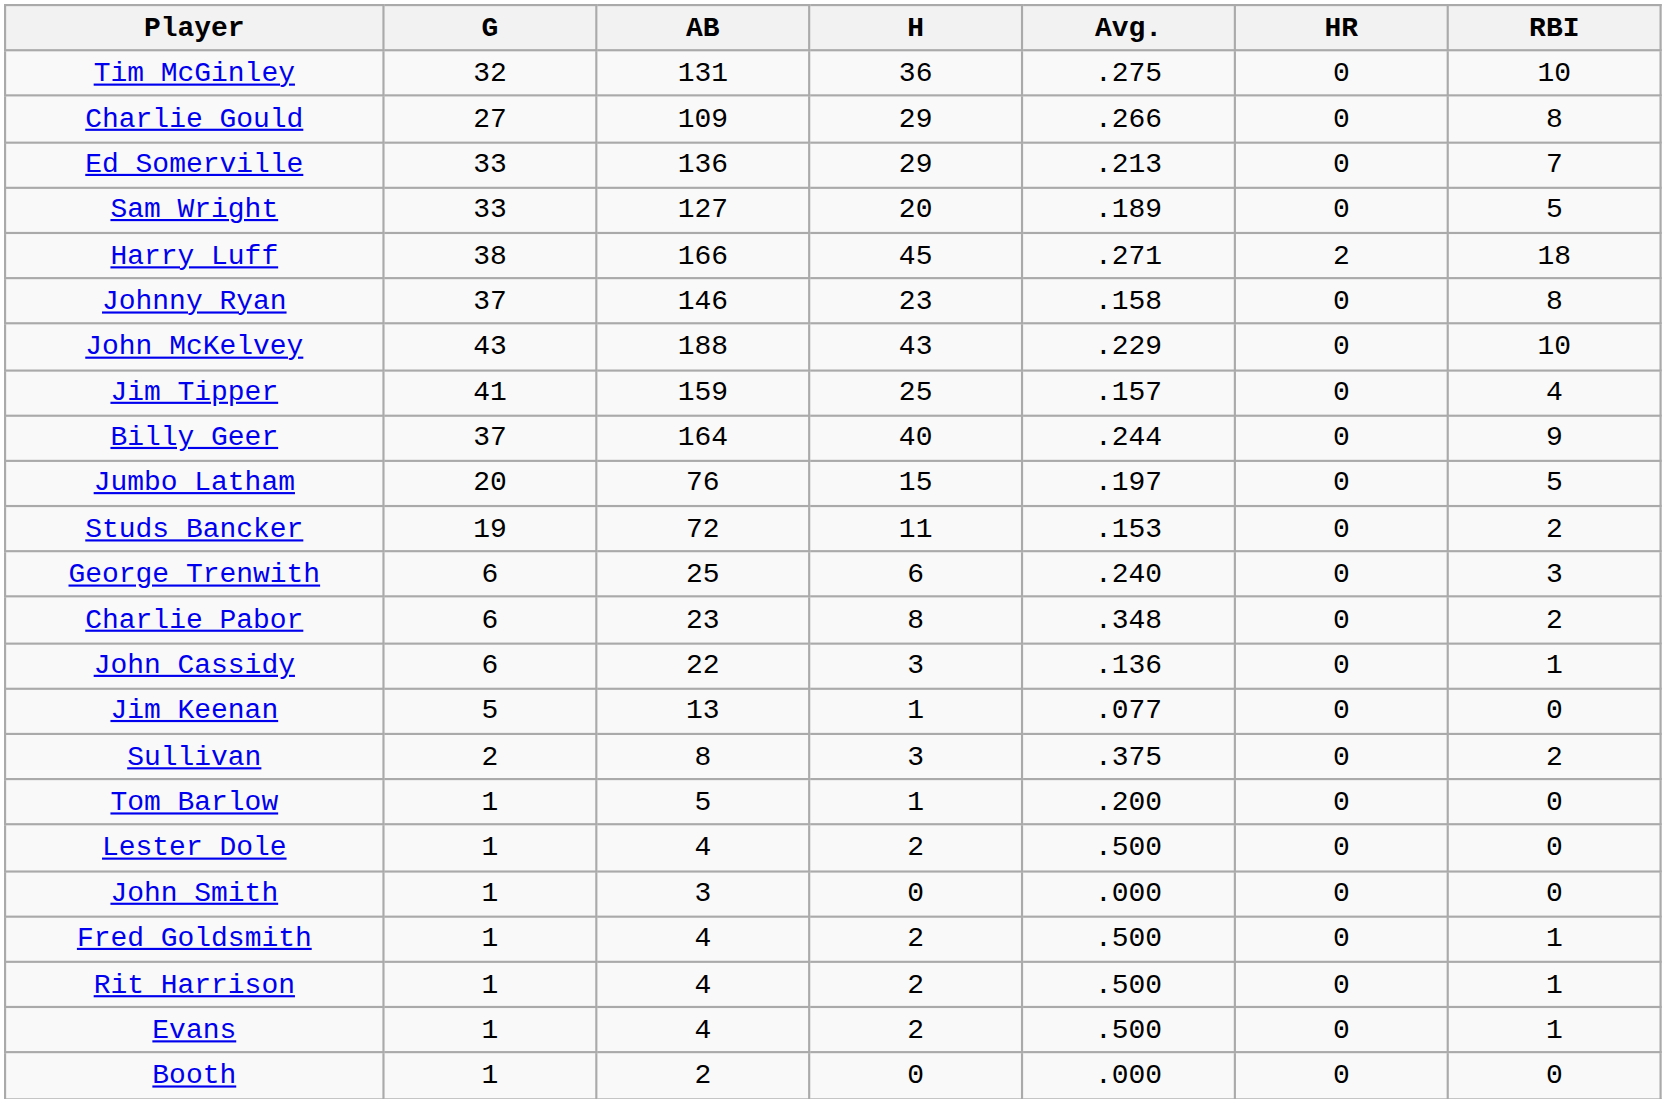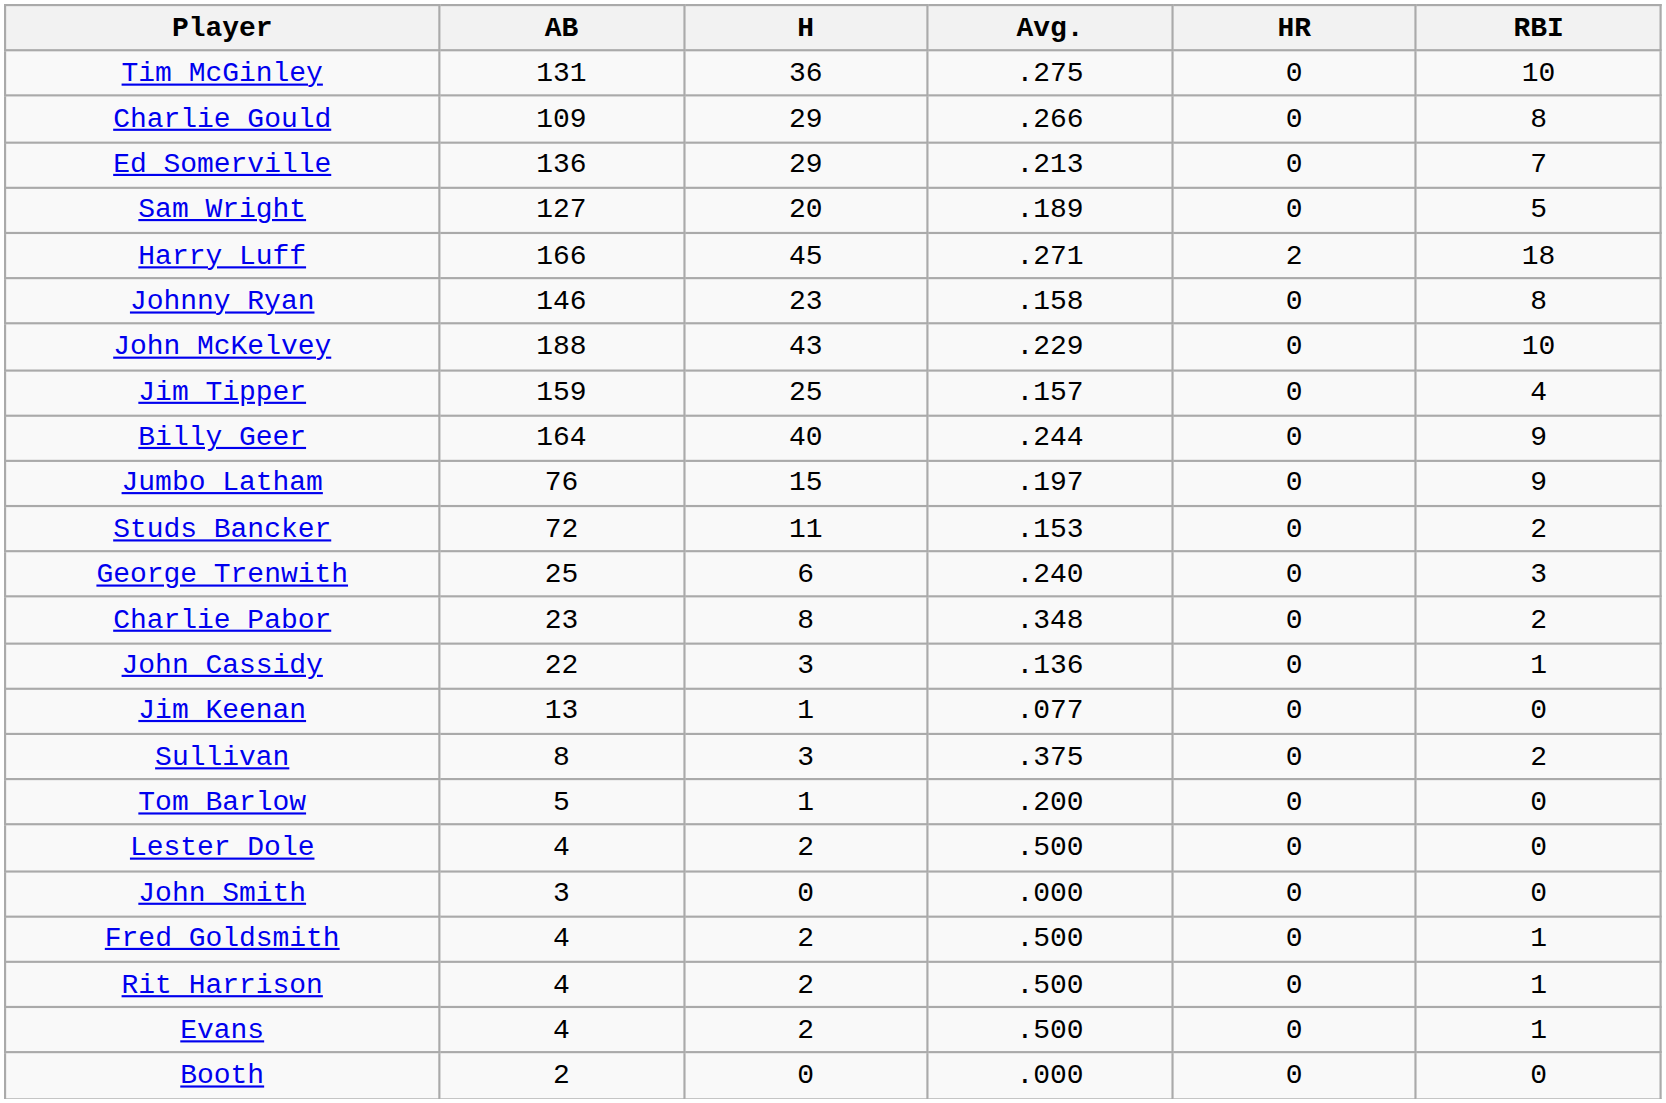- column: (490, 28)
(1554, 483) 5 -> (1539, 483) 9
